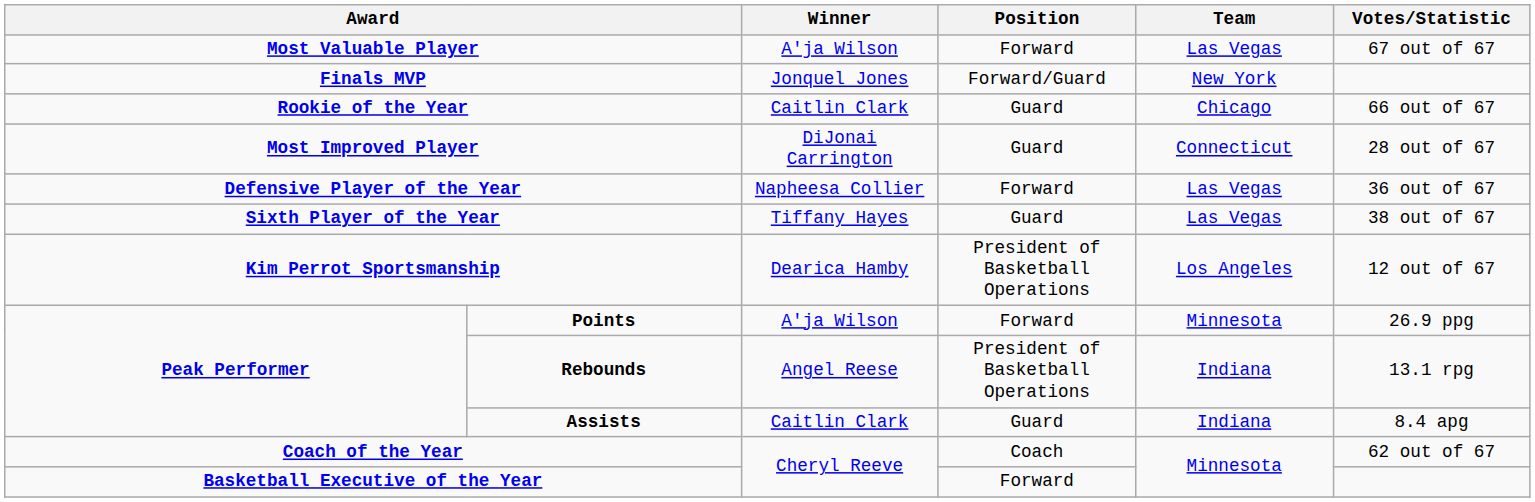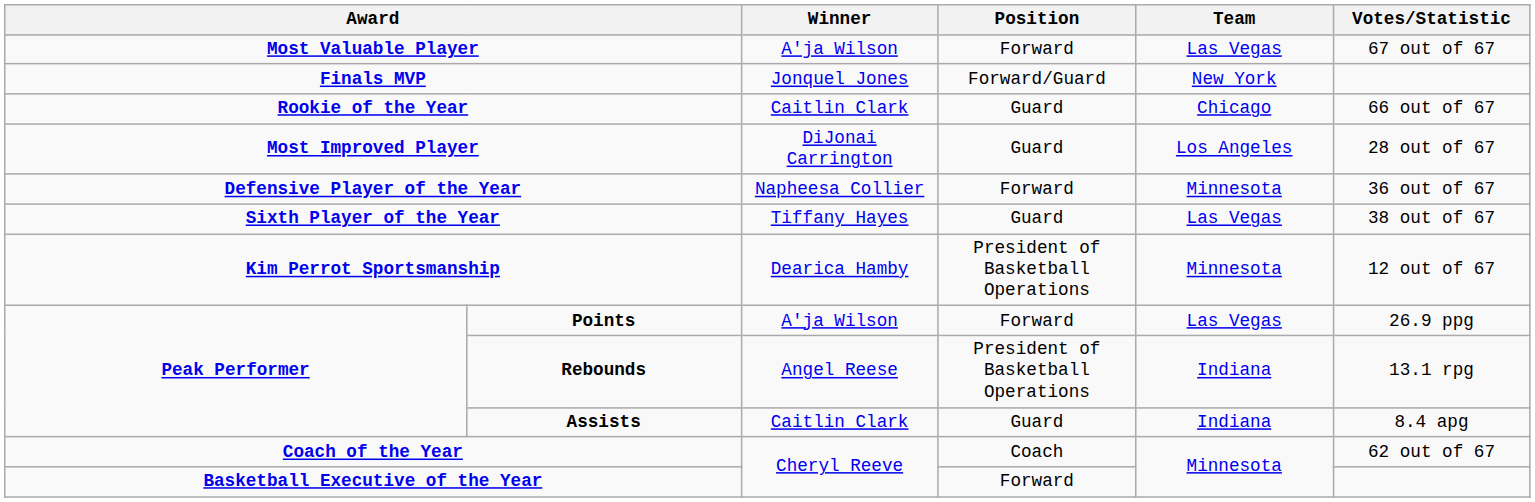(1234, 149) Connecticut -> (1234, 149) Los Angeles
(1234, 189) Las Vegas -> (1234, 189) Minnesota
(1234, 269) Los Angeles -> (1234, 269) Minnesota
(1234, 320) Minnesota -> (1234, 320) Las Vegas
